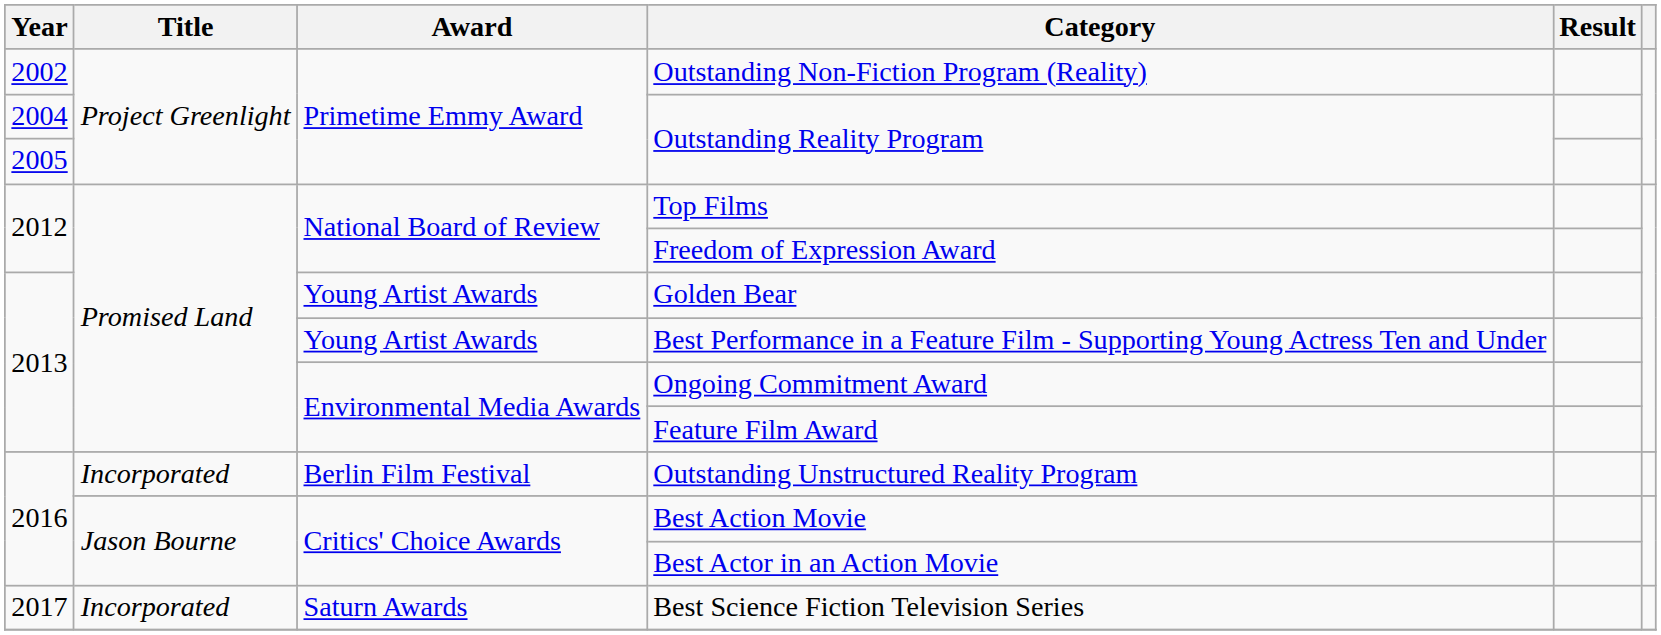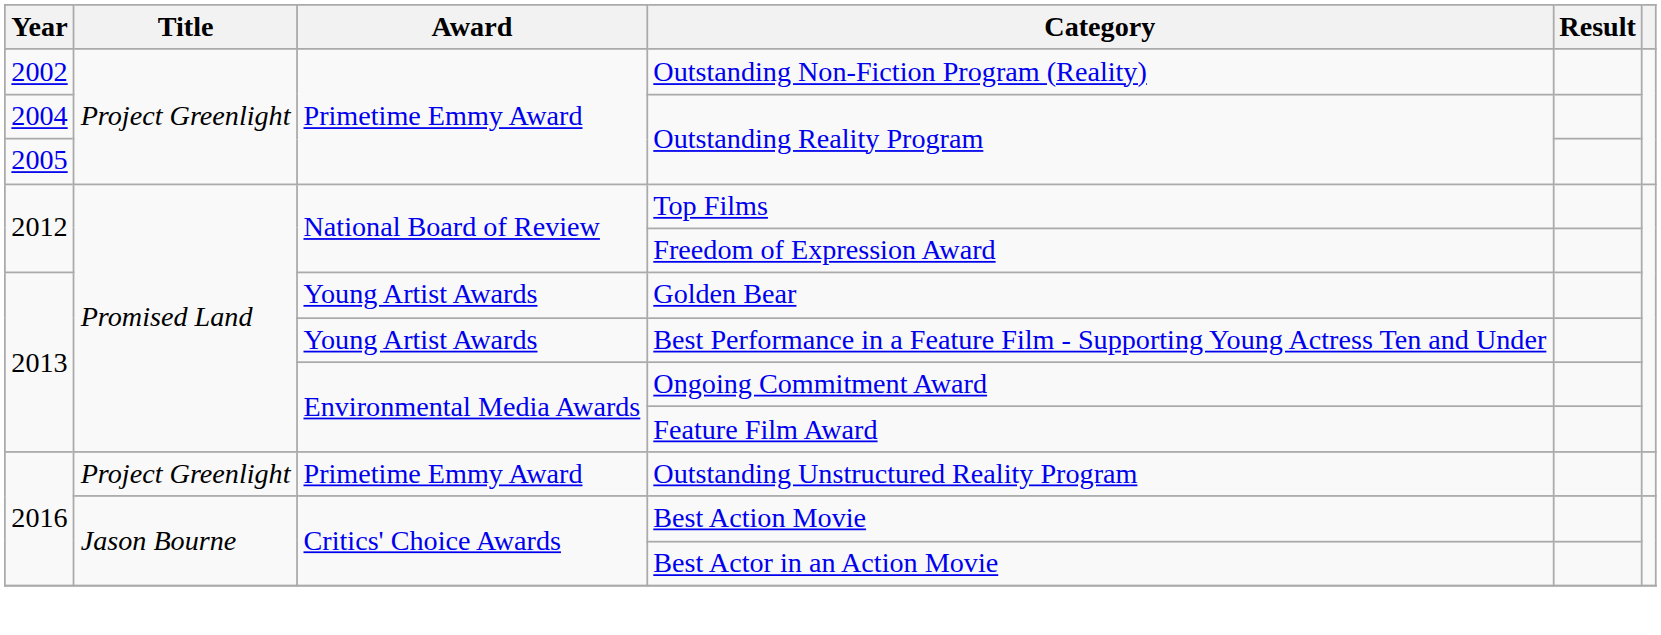(155, 473) Incorporated -> (186, 473) Project Greenlight
(417, 473) Berlin Film Festival -> (443, 473) Primetime Emmy Award
- row: (40, 607)
